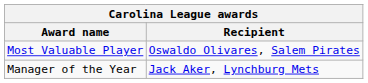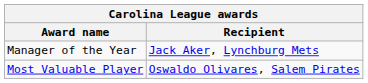rows swapped: (75, 51) <-> (72, 69)
